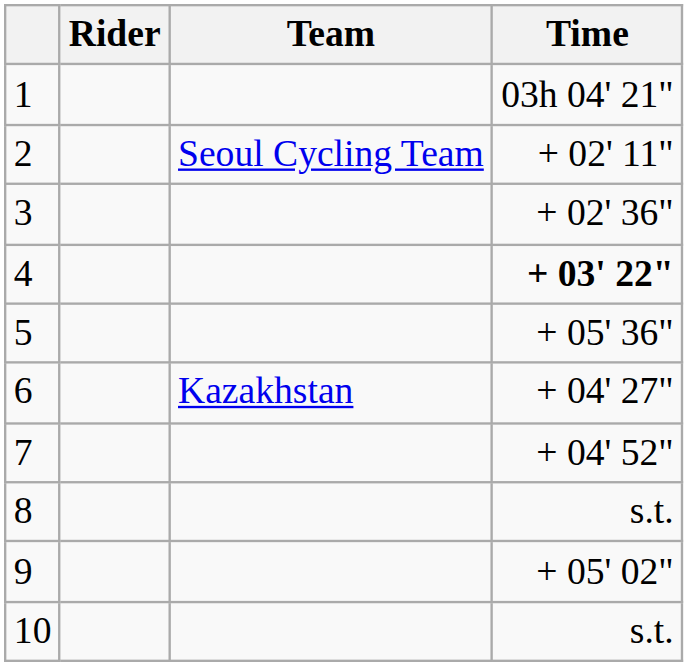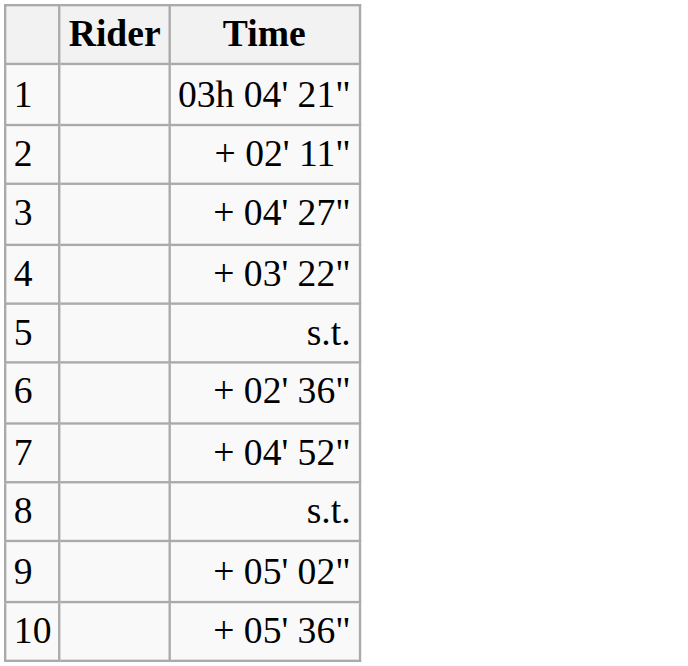- column: (331, 34)
(605, 213) + 02' 36" -> (282, 213) + 04' 27"
(600, 272) bold -> (282, 272) normal
(605, 332) + 05' 36" -> (329, 332) s.t.
(605, 392) + 04' 27" -> (282, 392) + 02' 36"
(652, 630) s.t. -> (282, 630) + 05' 36"
